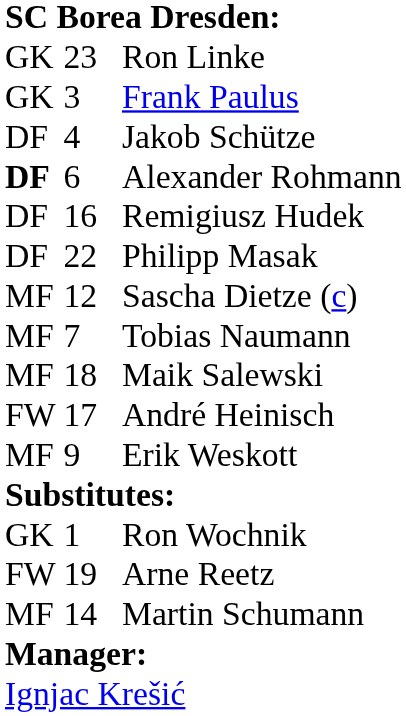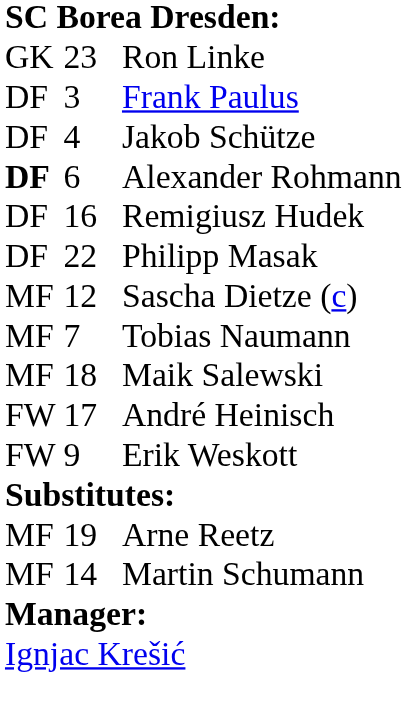(29, 96) GK -> (27, 96) DF
(29, 454) MF -> (30, 454) FW
- row: (214, 534)
(30, 574) FW -> (29, 534) MF
